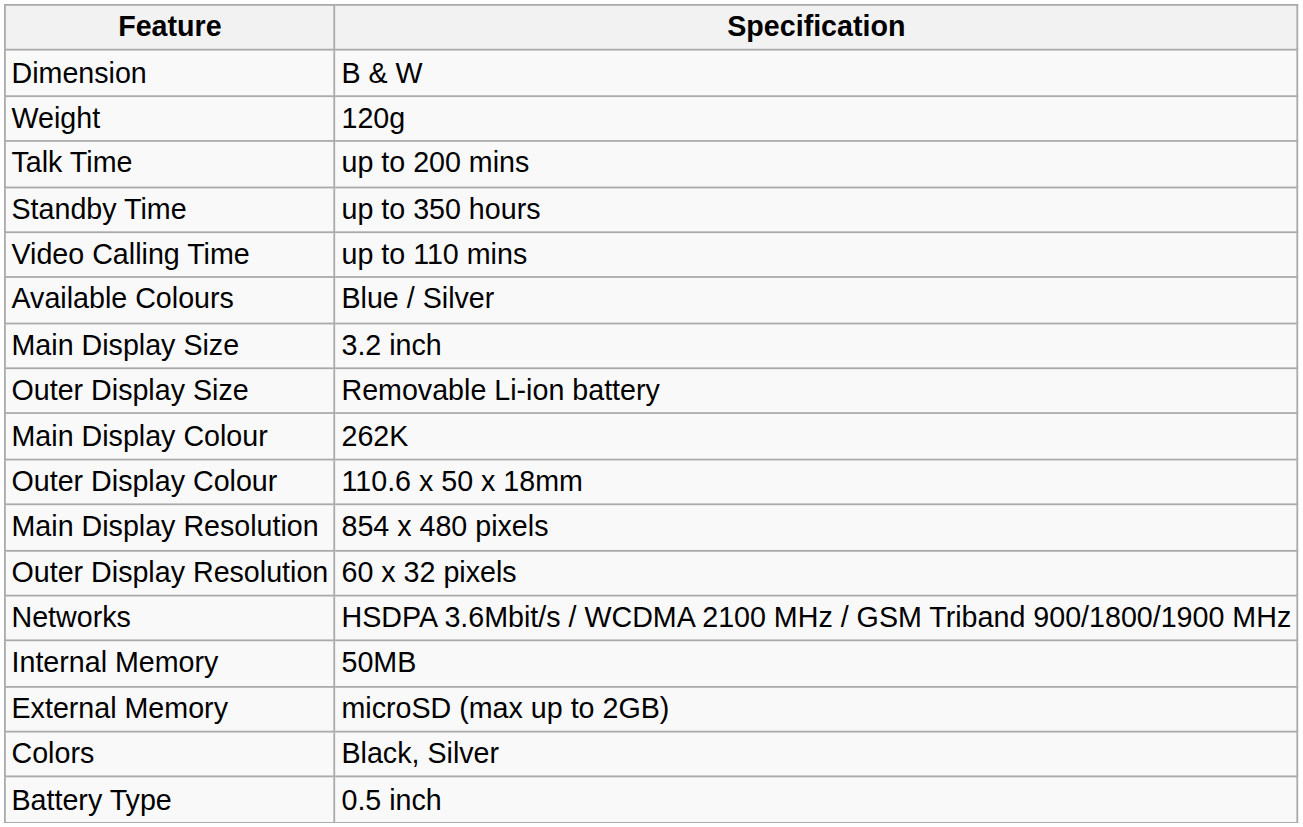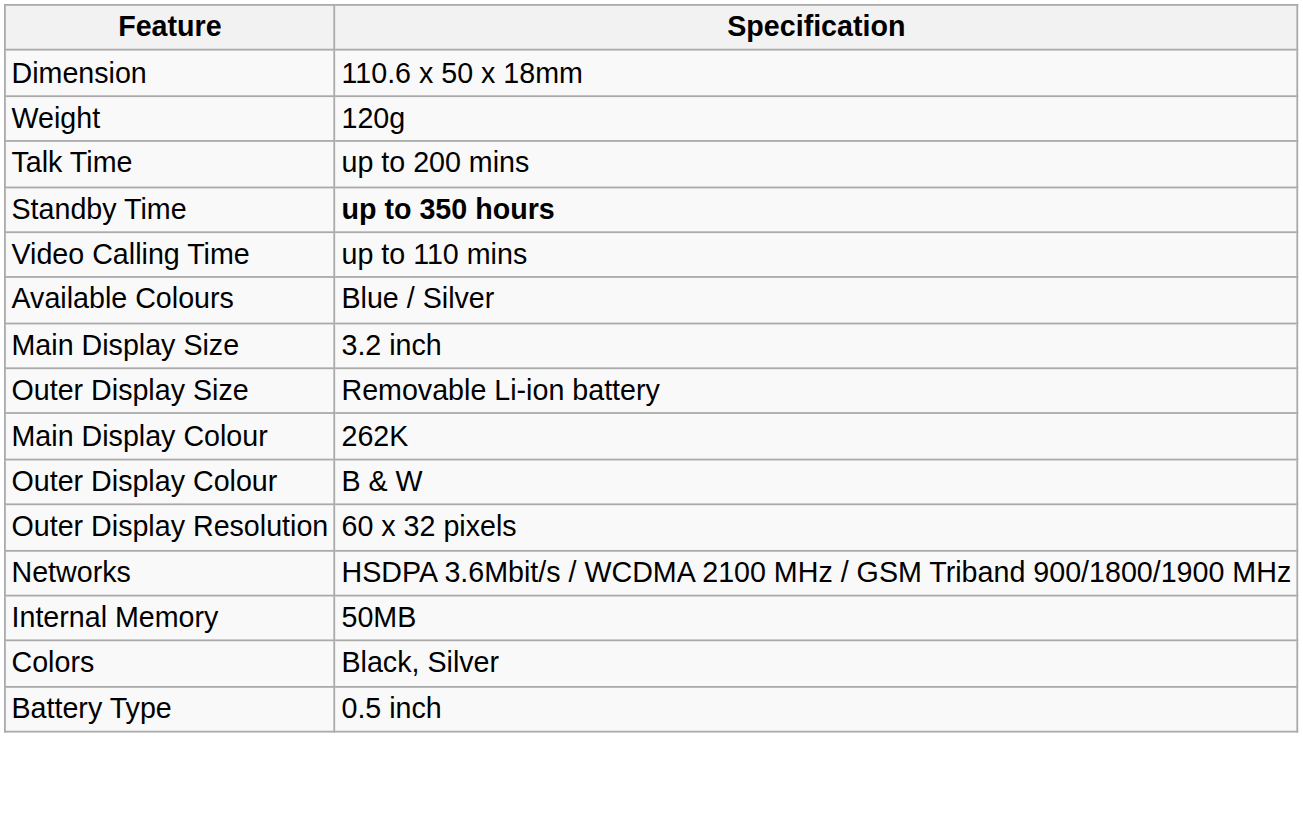(382, 72) B & W -> (462, 72) 110.6 x 50 x 18mm
(441, 208) normal -> (448, 208) bold
(462, 481) 110.6 x 50 x 18mm -> (382, 481) B & W
- row: (165, 526)
- row: (120, 708)
